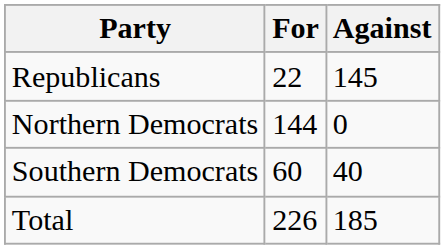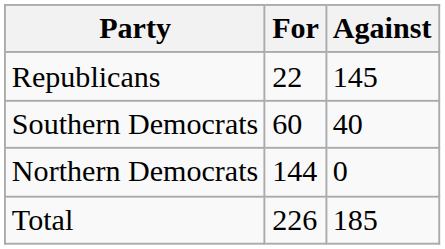rows swapped: (135, 123) <-> (135, 171)
